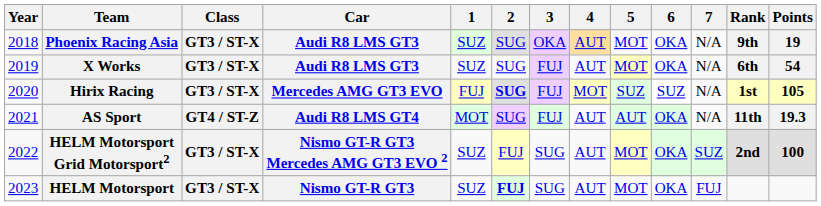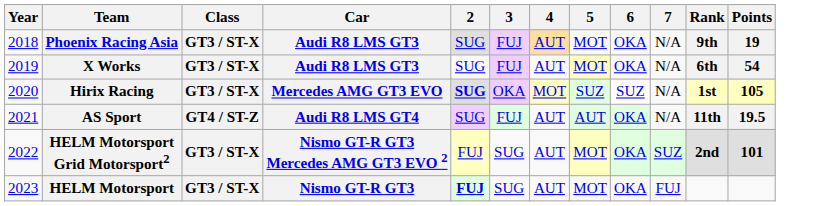- column: (471, 17)
(550, 42) OKA -> (509, 42) FUJ
(550, 92) FUJ -> (509, 92) OKA
(793, 117) 19.3 -> (752, 117) 19.5
(793, 152) 100 -> (752, 152) 101
